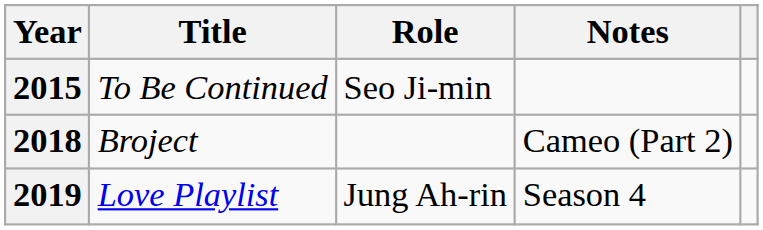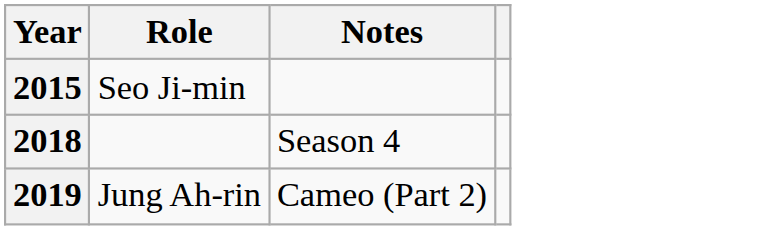- column: (213, 31)
(628, 140) Cameo (Part 2) -> (339, 140) Season 4
(584, 195) Season 4 -> (382, 195) Cameo (Part 2)
